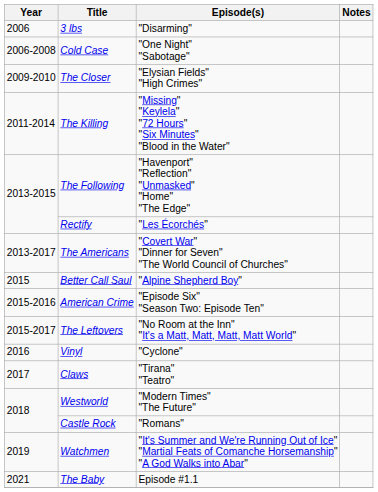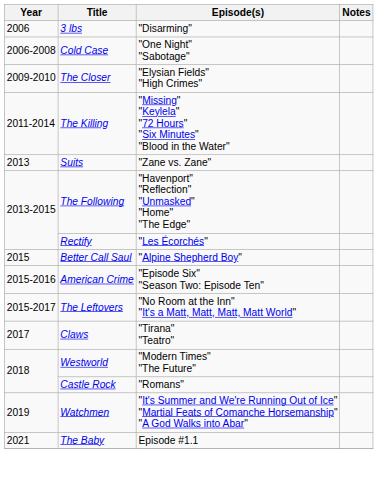+ row: (72, 162)
- row: (95, 253)
- row: (71, 352)
